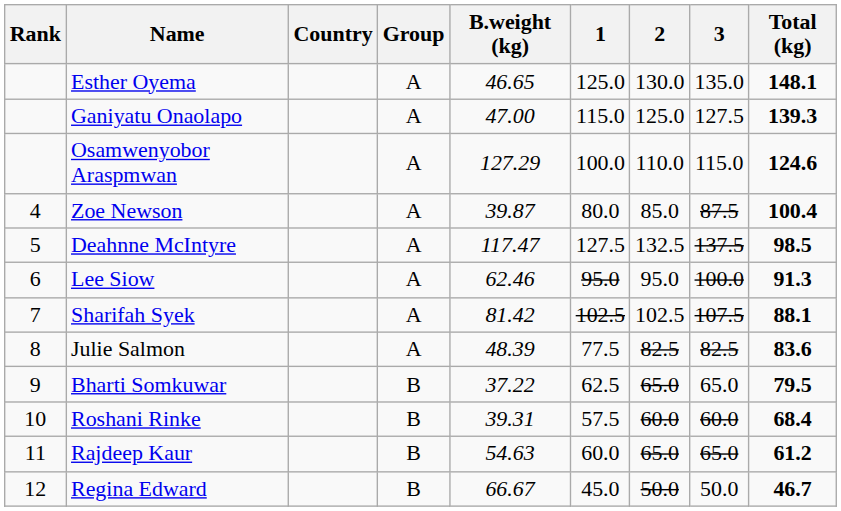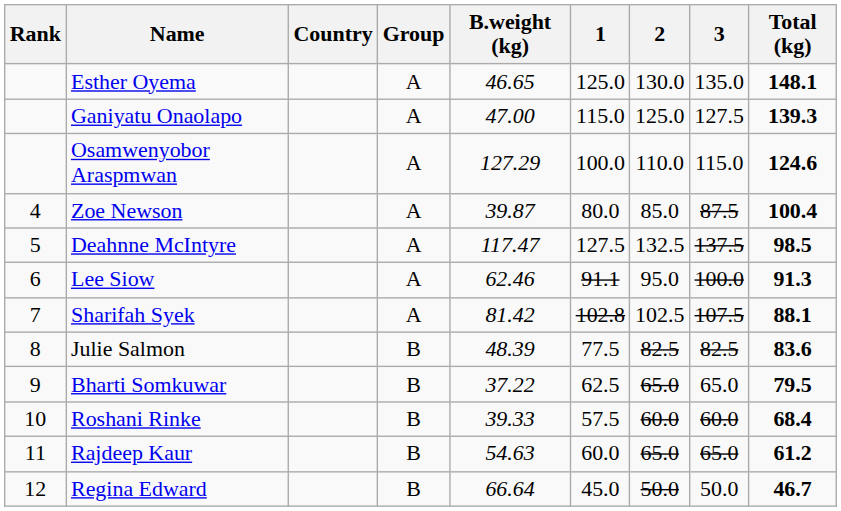(600, 279) 95.0 -> (600, 279) 91.1
(600, 314) 102.5 -> (600, 314) 102.8
(414, 349) A -> (414, 349) B
(510, 418) 39.31 -> (510, 418) 39.33
(510, 488) 66.67 -> (510, 488) 66.64
